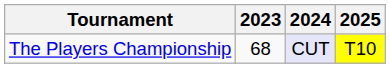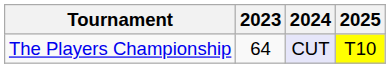(261, 49) 68 -> (261, 49) 64
